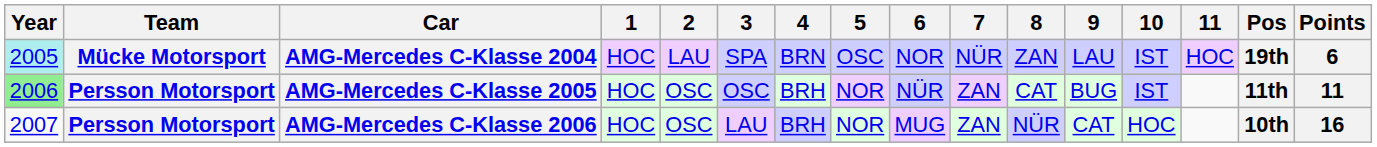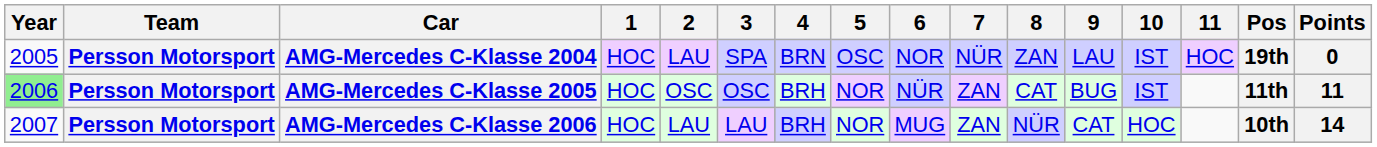(34, 57) paleturquoise background -> (34, 57) no background
(172, 57) Mücke Motorsport -> (172, 57) Persson Motorsport
(1332, 57) 6 -> (1332, 57) 0
(689, 125) OSC -> (689, 125) LAU
(1332, 125) 16 -> (1332, 125) 14
